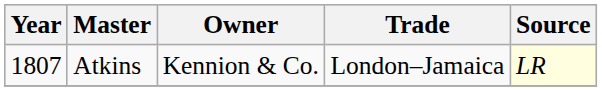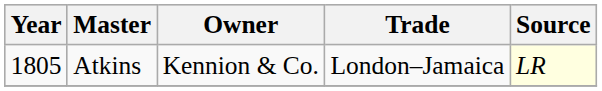(36, 65) 1807 -> (36, 65) 1805
